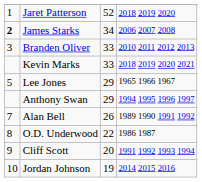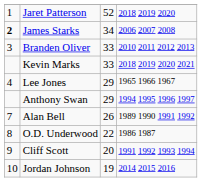(10, 82) 5 -> (10, 82) 4
